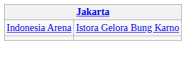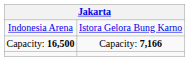+ row: (40, 43)
